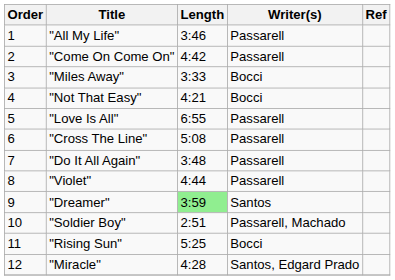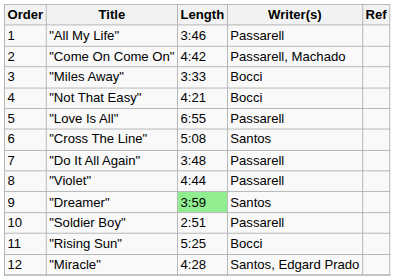(257, 56) Passarell -> (288, 56) Passarell, Machado
(257, 139) Passarell -> (251, 139) Santos
(288, 222) Passarell, Machado -> (257, 222) Passarell
